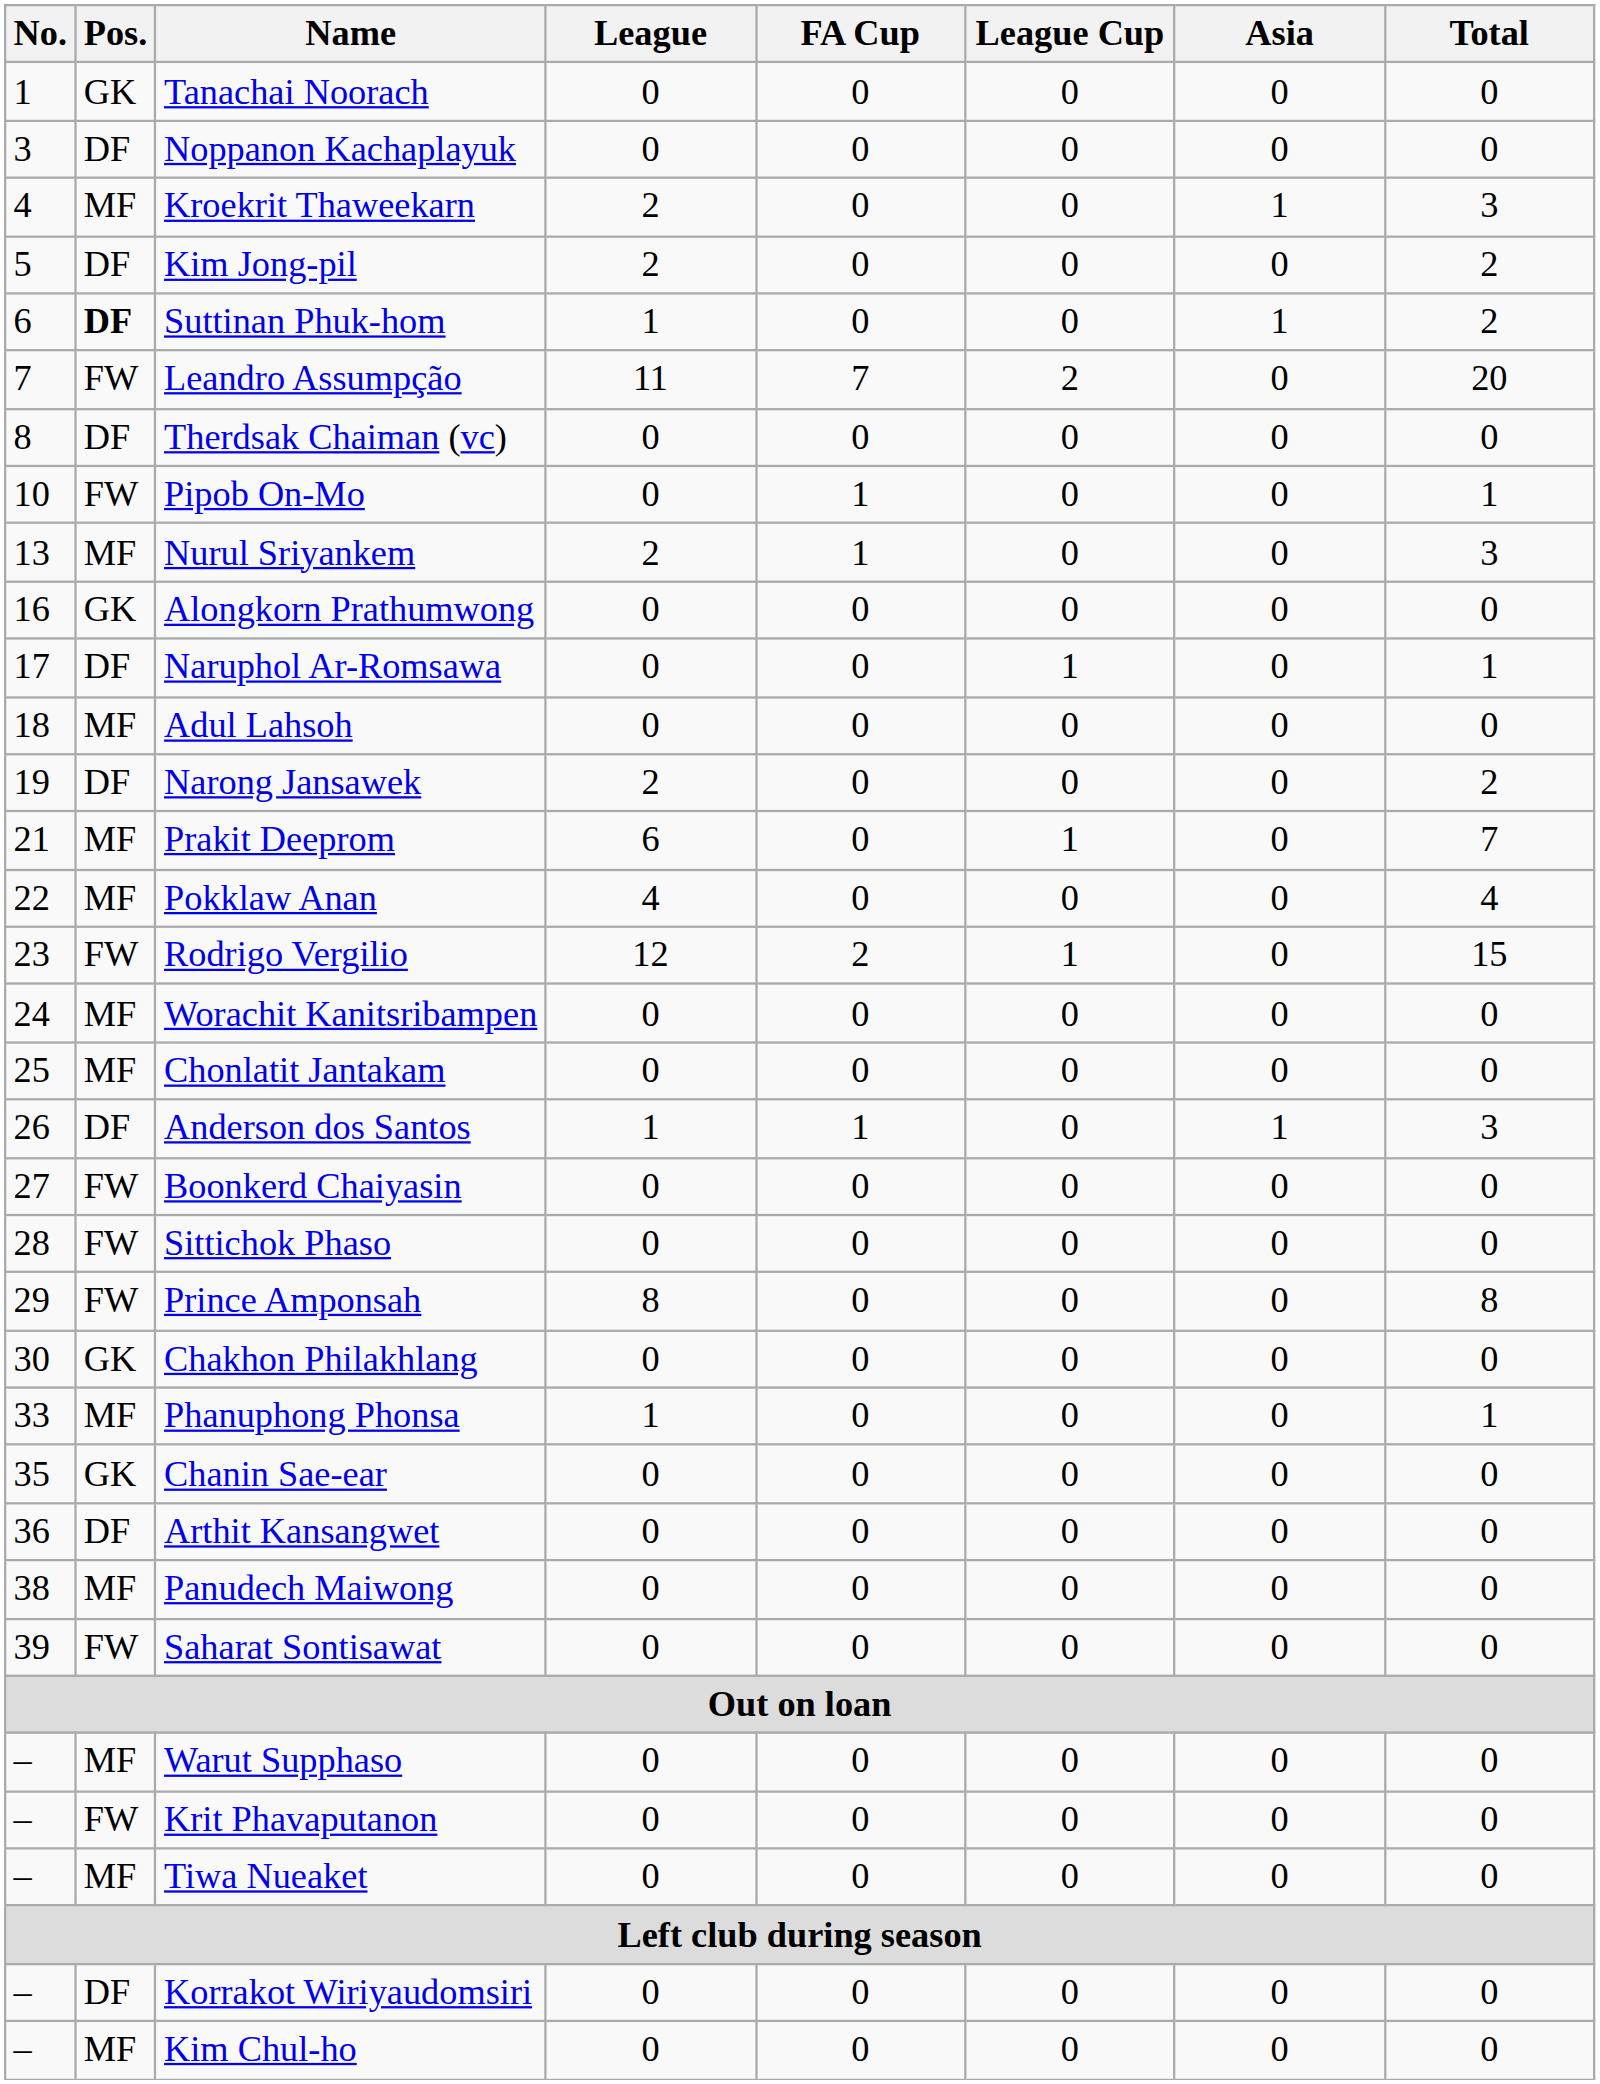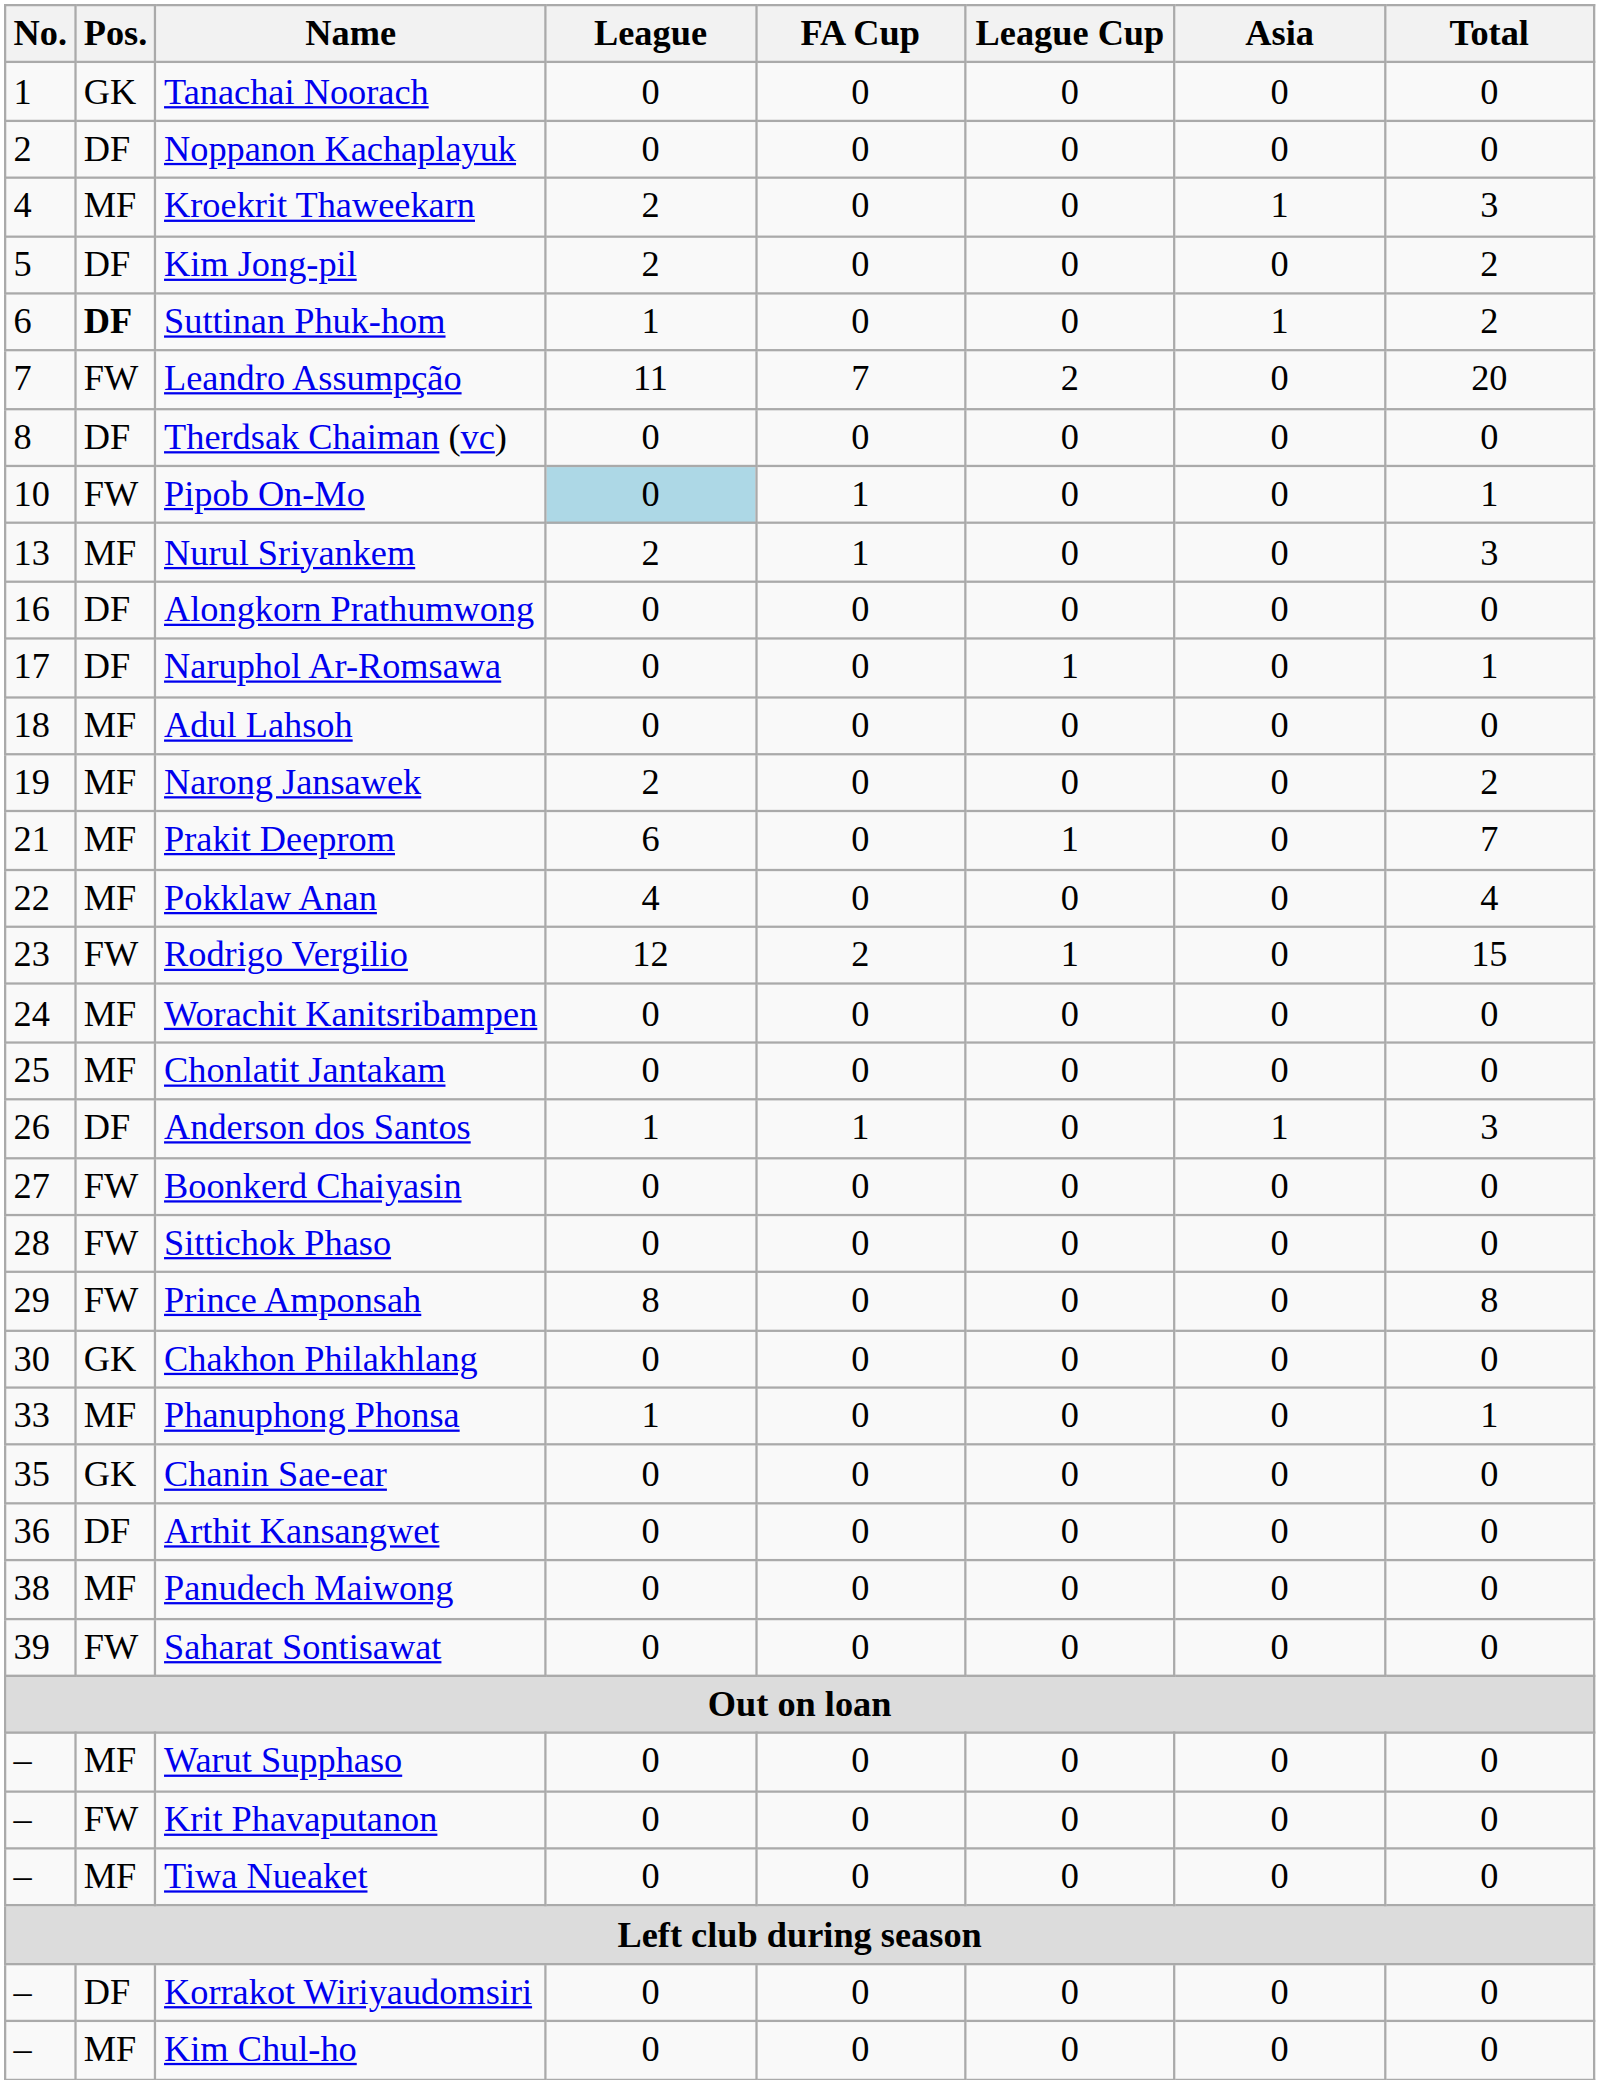(23, 148) 3 -> (23, 148) 2
(651, 494) no background -> (651, 494) lightblue background
(110, 609) GK -> (107, 609) DF
(107, 782) DF -> (110, 782) MF
